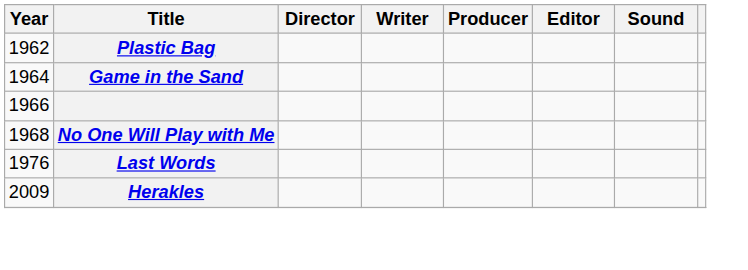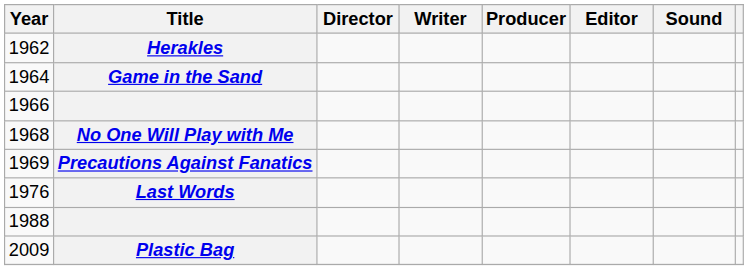(166, 47) Plastic Bag -> (185, 47) Herakles
+ row: (29, 163)
+ row: (29, 221)
(166, 192) Herakles -> (185, 250) Plastic Bag
